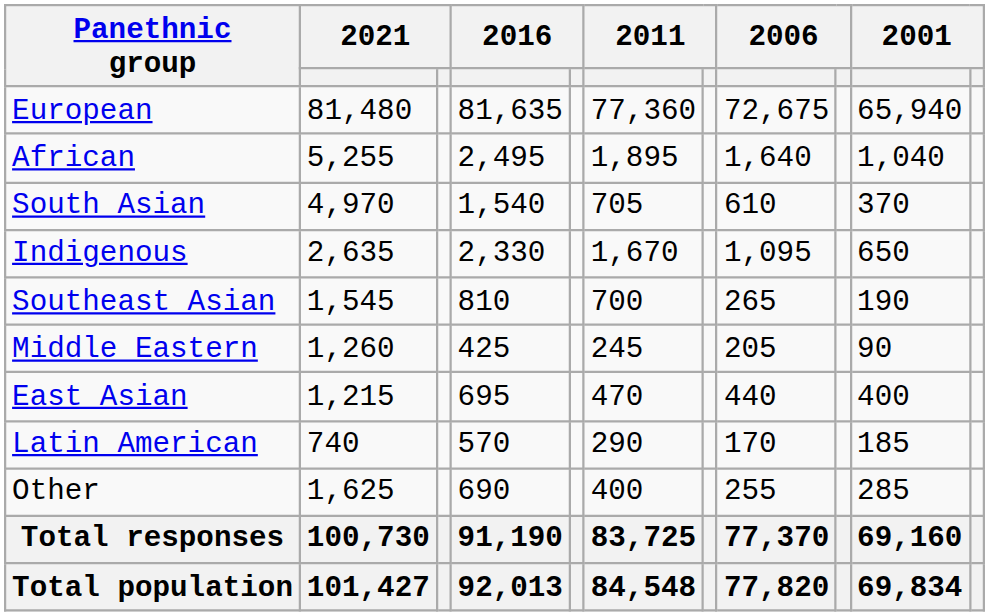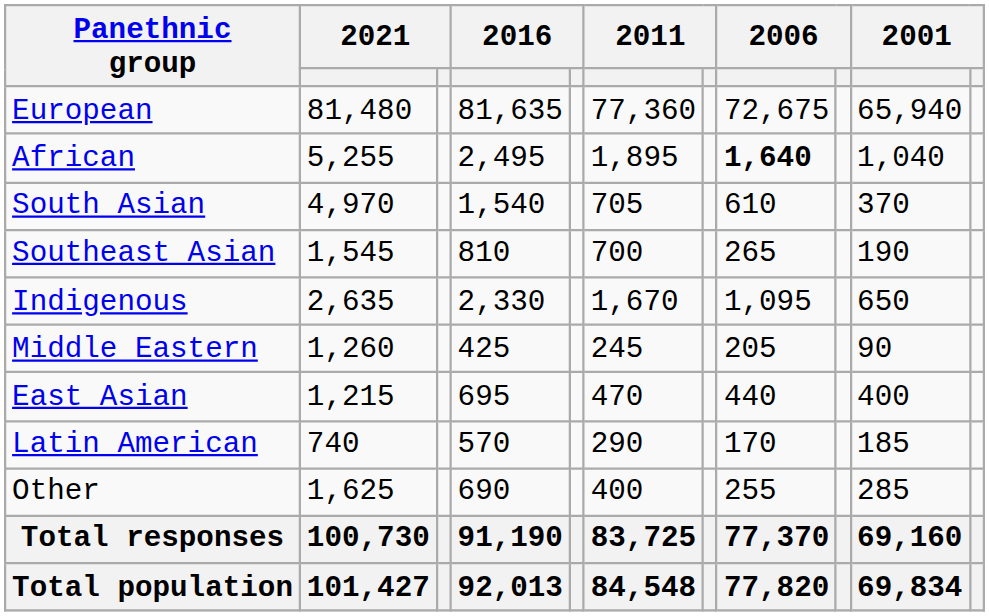(768, 158) normal -> (768, 158) bold
rows swapped: (100, 253) <-> (144, 301)
